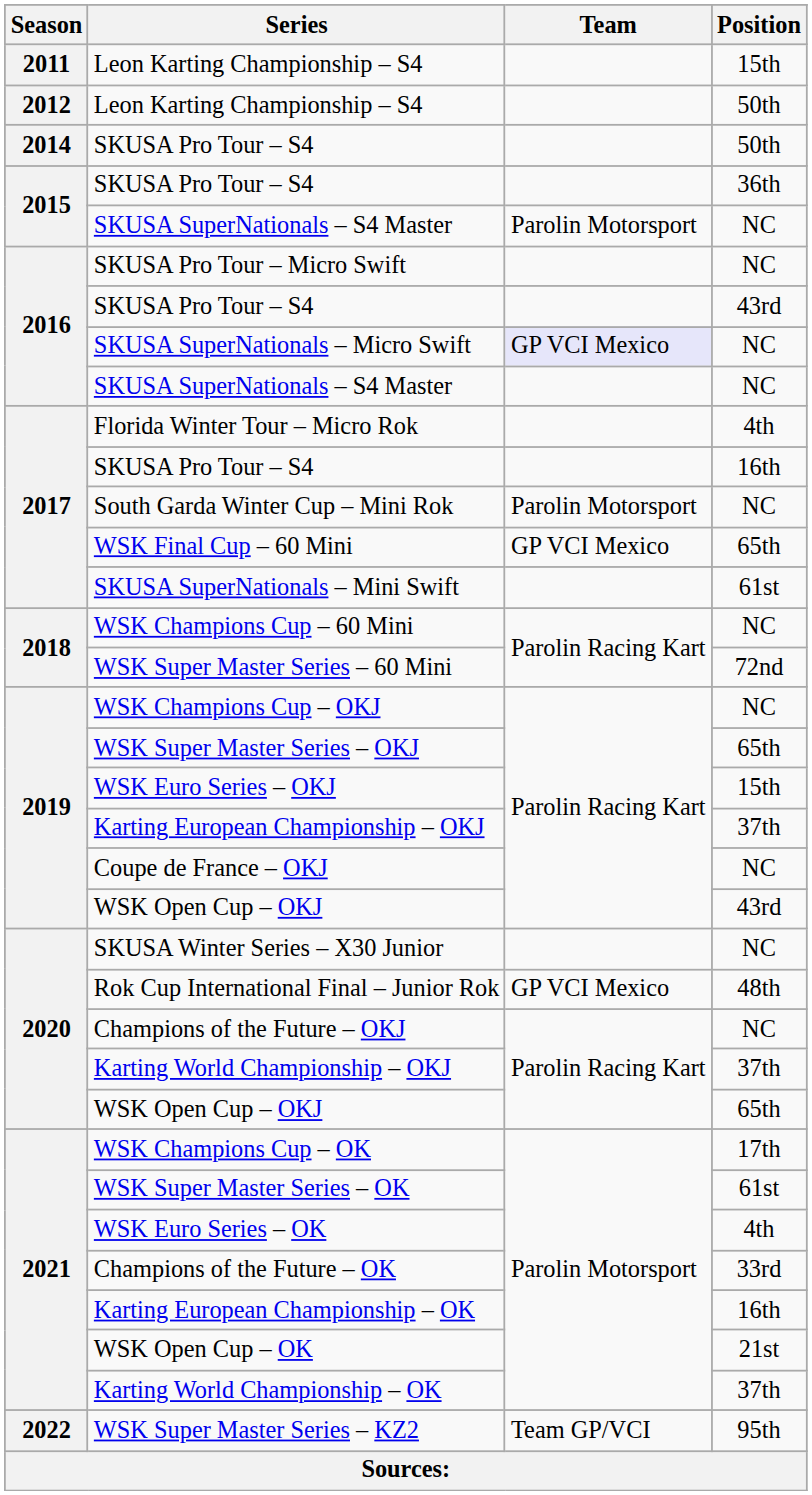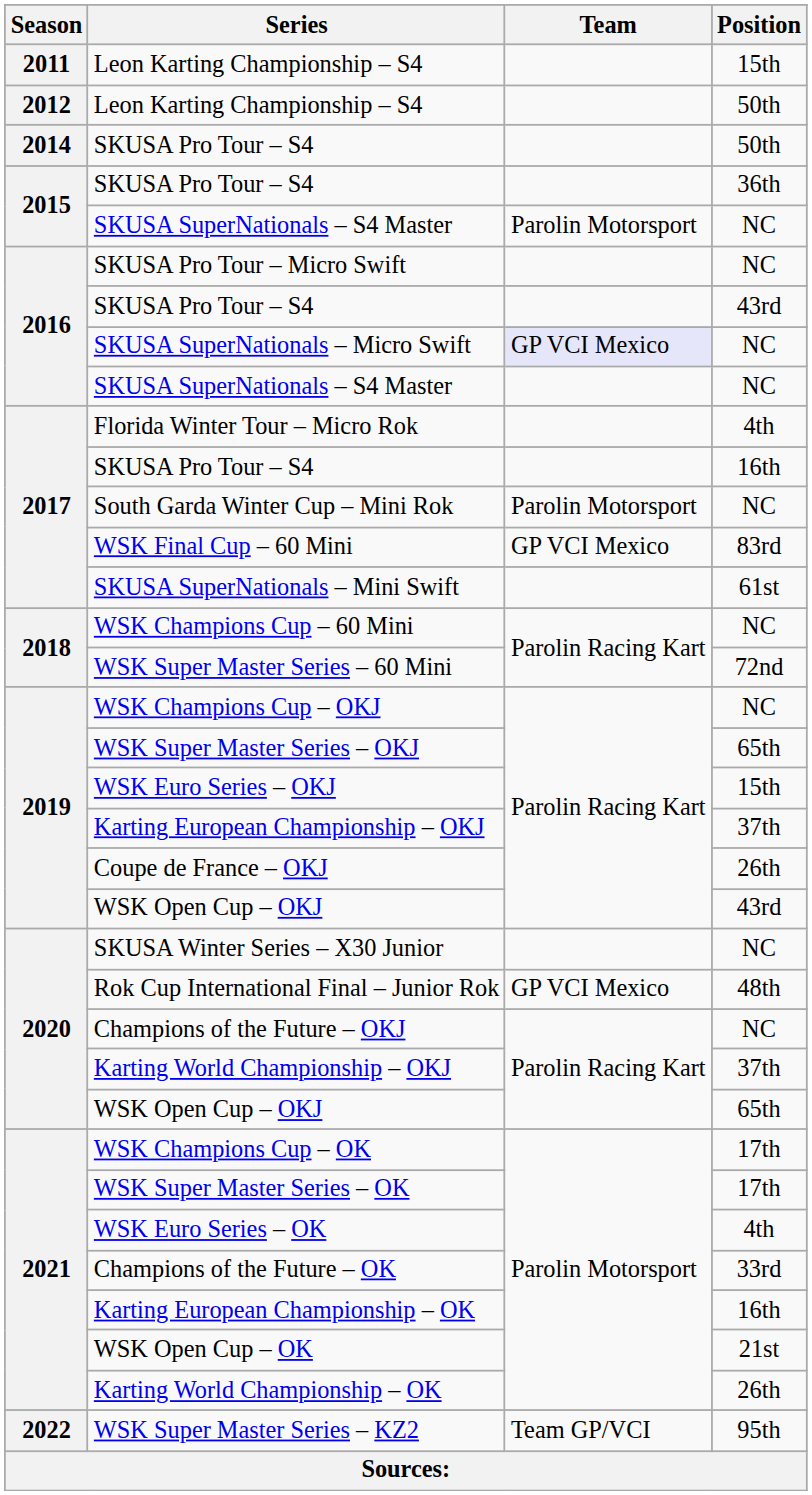(759, 546) 65th -> (759, 546) 83rd
(759, 867) NC -> (759, 867) 26th
(759, 1188) 61st -> (759, 1188) 17th
(759, 1389) 37th -> (759, 1389) 26th
